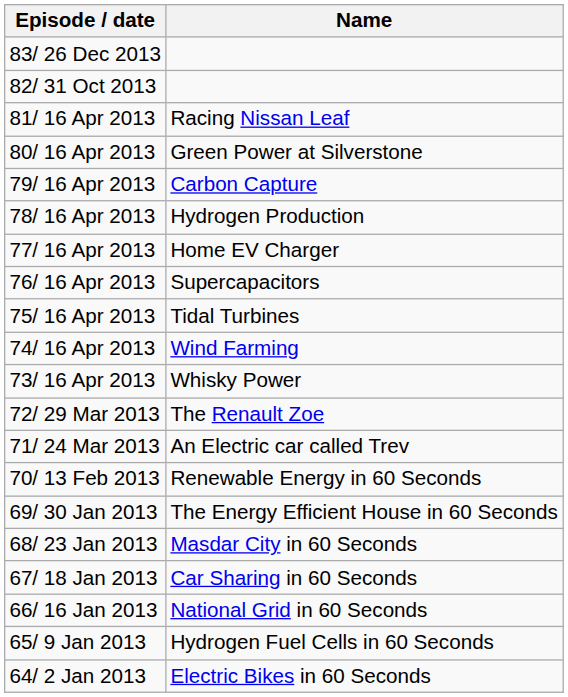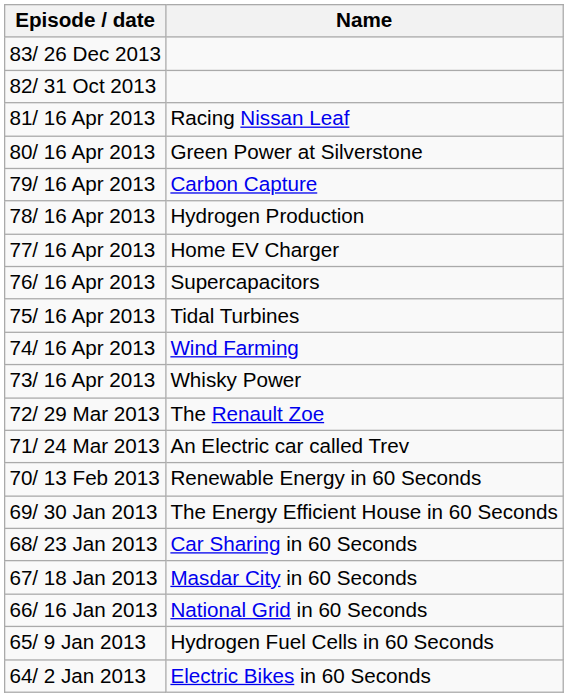(294, 544) Masdar City in 60 Seconds -> (294, 544) Car Sharing in 60 Seconds
(294, 577) Car Sharing in 60 Seconds -> (294, 577) Masdar City in 60 Seconds
